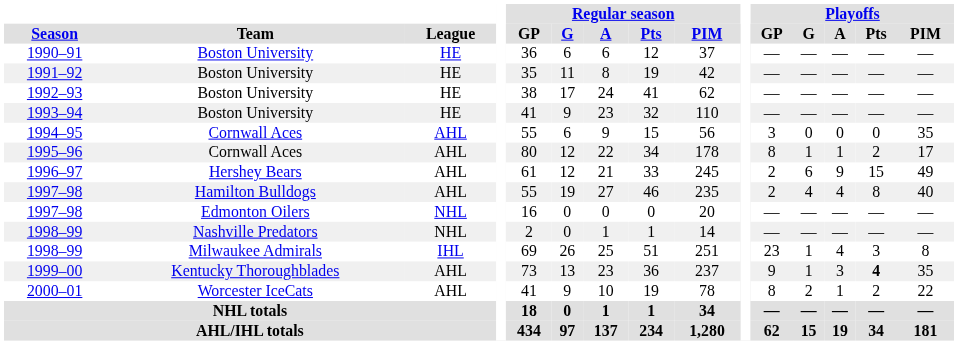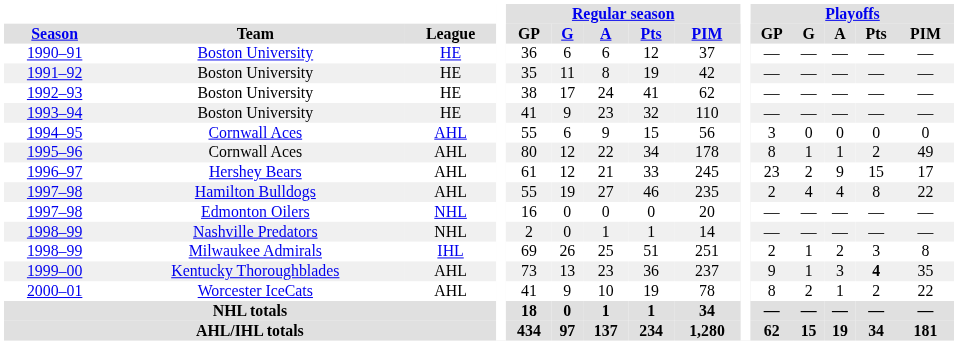(925, 132) 35 -> (925, 132) 0
(925, 152) 17 -> (925, 152) 49
(772, 172) 2 -> (772, 172) 23
(809, 172) 6 -> (809, 172) 2
(925, 172) 49 -> (925, 172) 17
(925, 192) 40 -> (925, 192) 22
(772, 251) 23 -> (772, 251) 2
(840, 251) 4 -> (840, 251) 2
